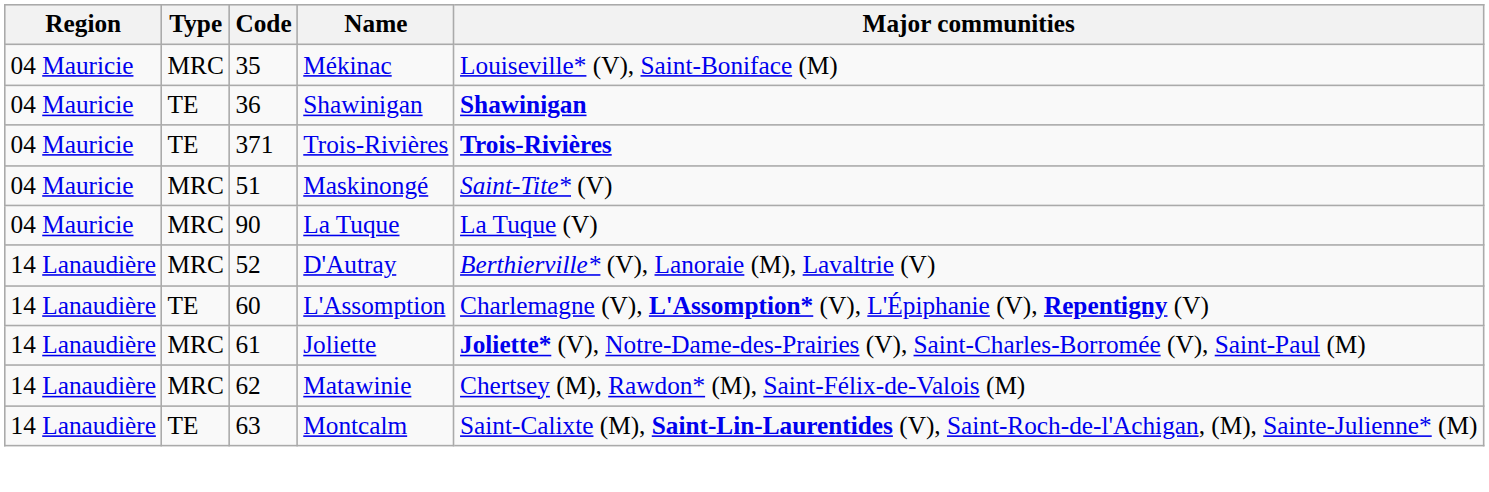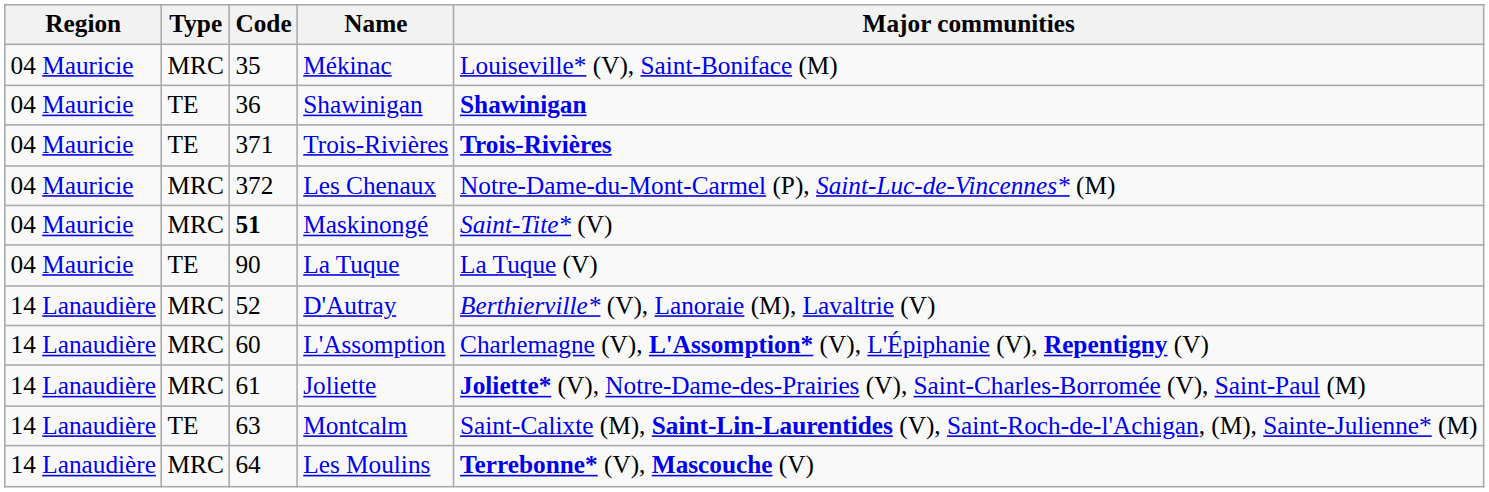+ row: (370, 184)
(248, 184) normal -> (248, 225) bold
(196, 225) MRC -> (183, 265) TE
(183, 305) TE -> (196, 345) MRC
- row: (357, 385)
+ row: (367, 465)
